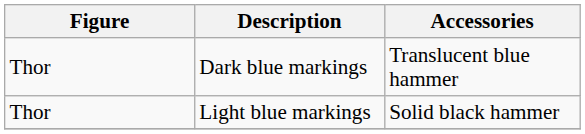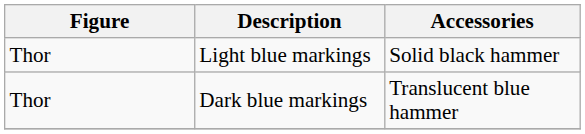rows swapped: (285, 111) <-> (283, 66)
